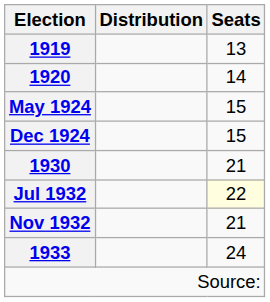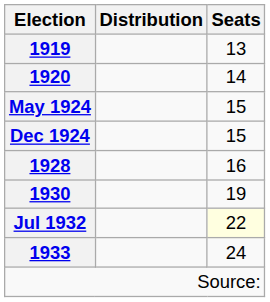+ row: (50, 165)
(236, 165) 21 -> (236, 194) 19
- row: (50, 223)
